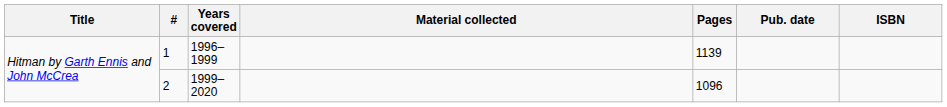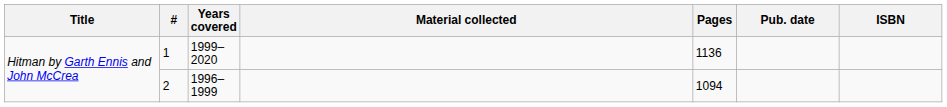(207, 53) 1996–1999 -> (207, 53) 1999–2020
(709, 53) 1139 -> (709, 53) 1136
(207, 85) 1999–2020 -> (207, 85) 1996–1999
(709, 85) 1096 -> (709, 85) 1094
